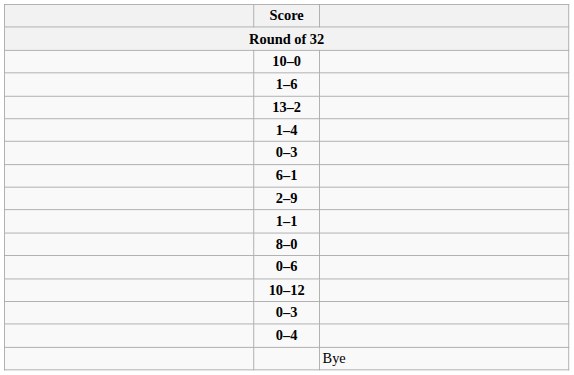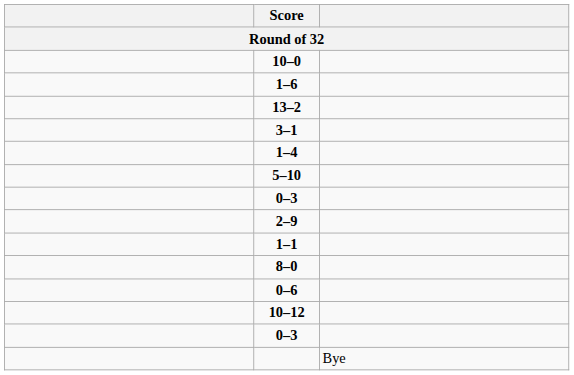+ row: (287, 130)
+ row: (287, 175)
- row: (287, 175)
- row: (287, 335)
